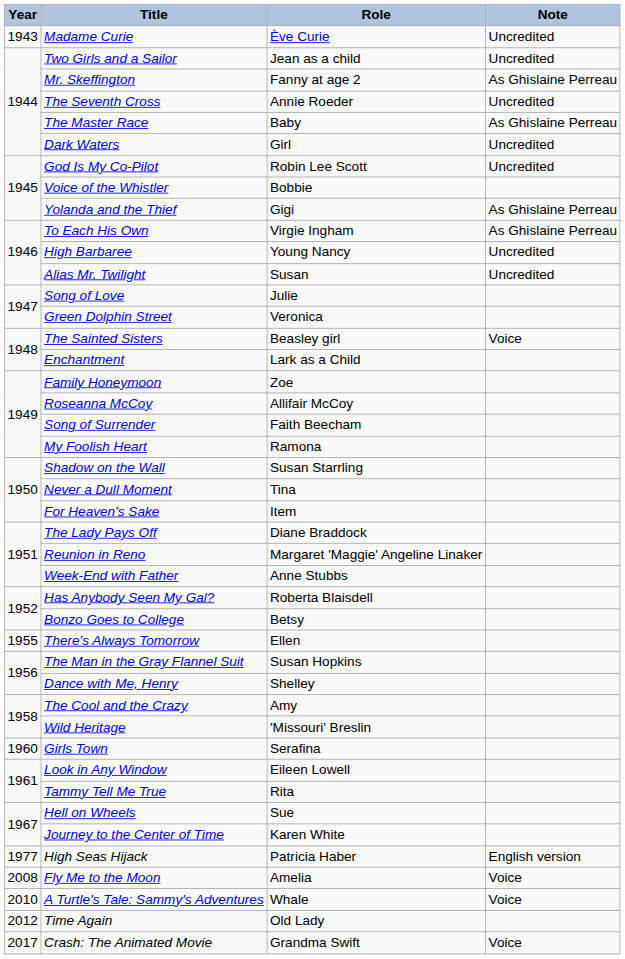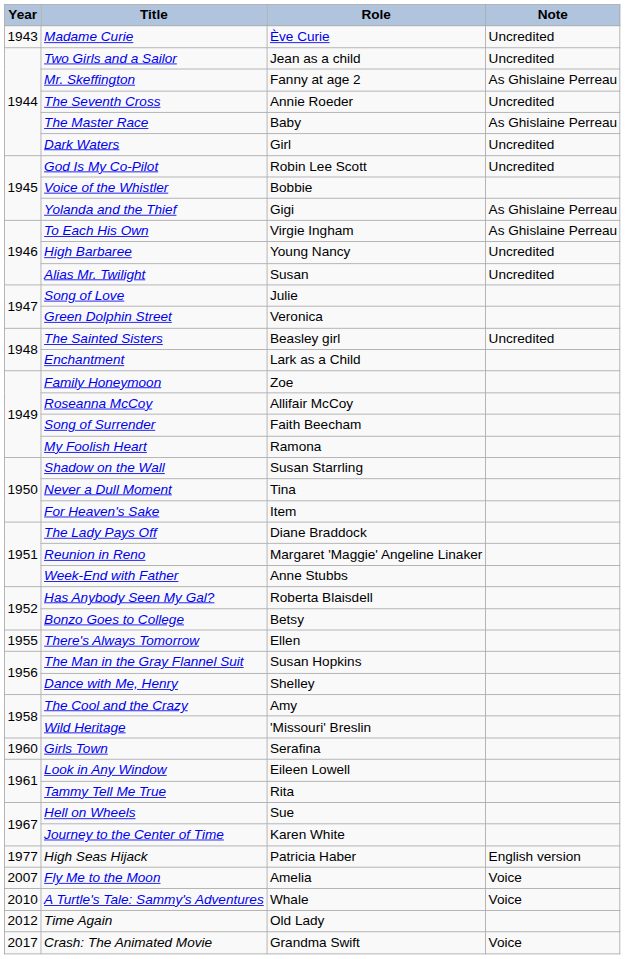(505, 338) Voice -> (521, 338) Uncredited
(23, 878) 2008 -> (23, 878) 2007
